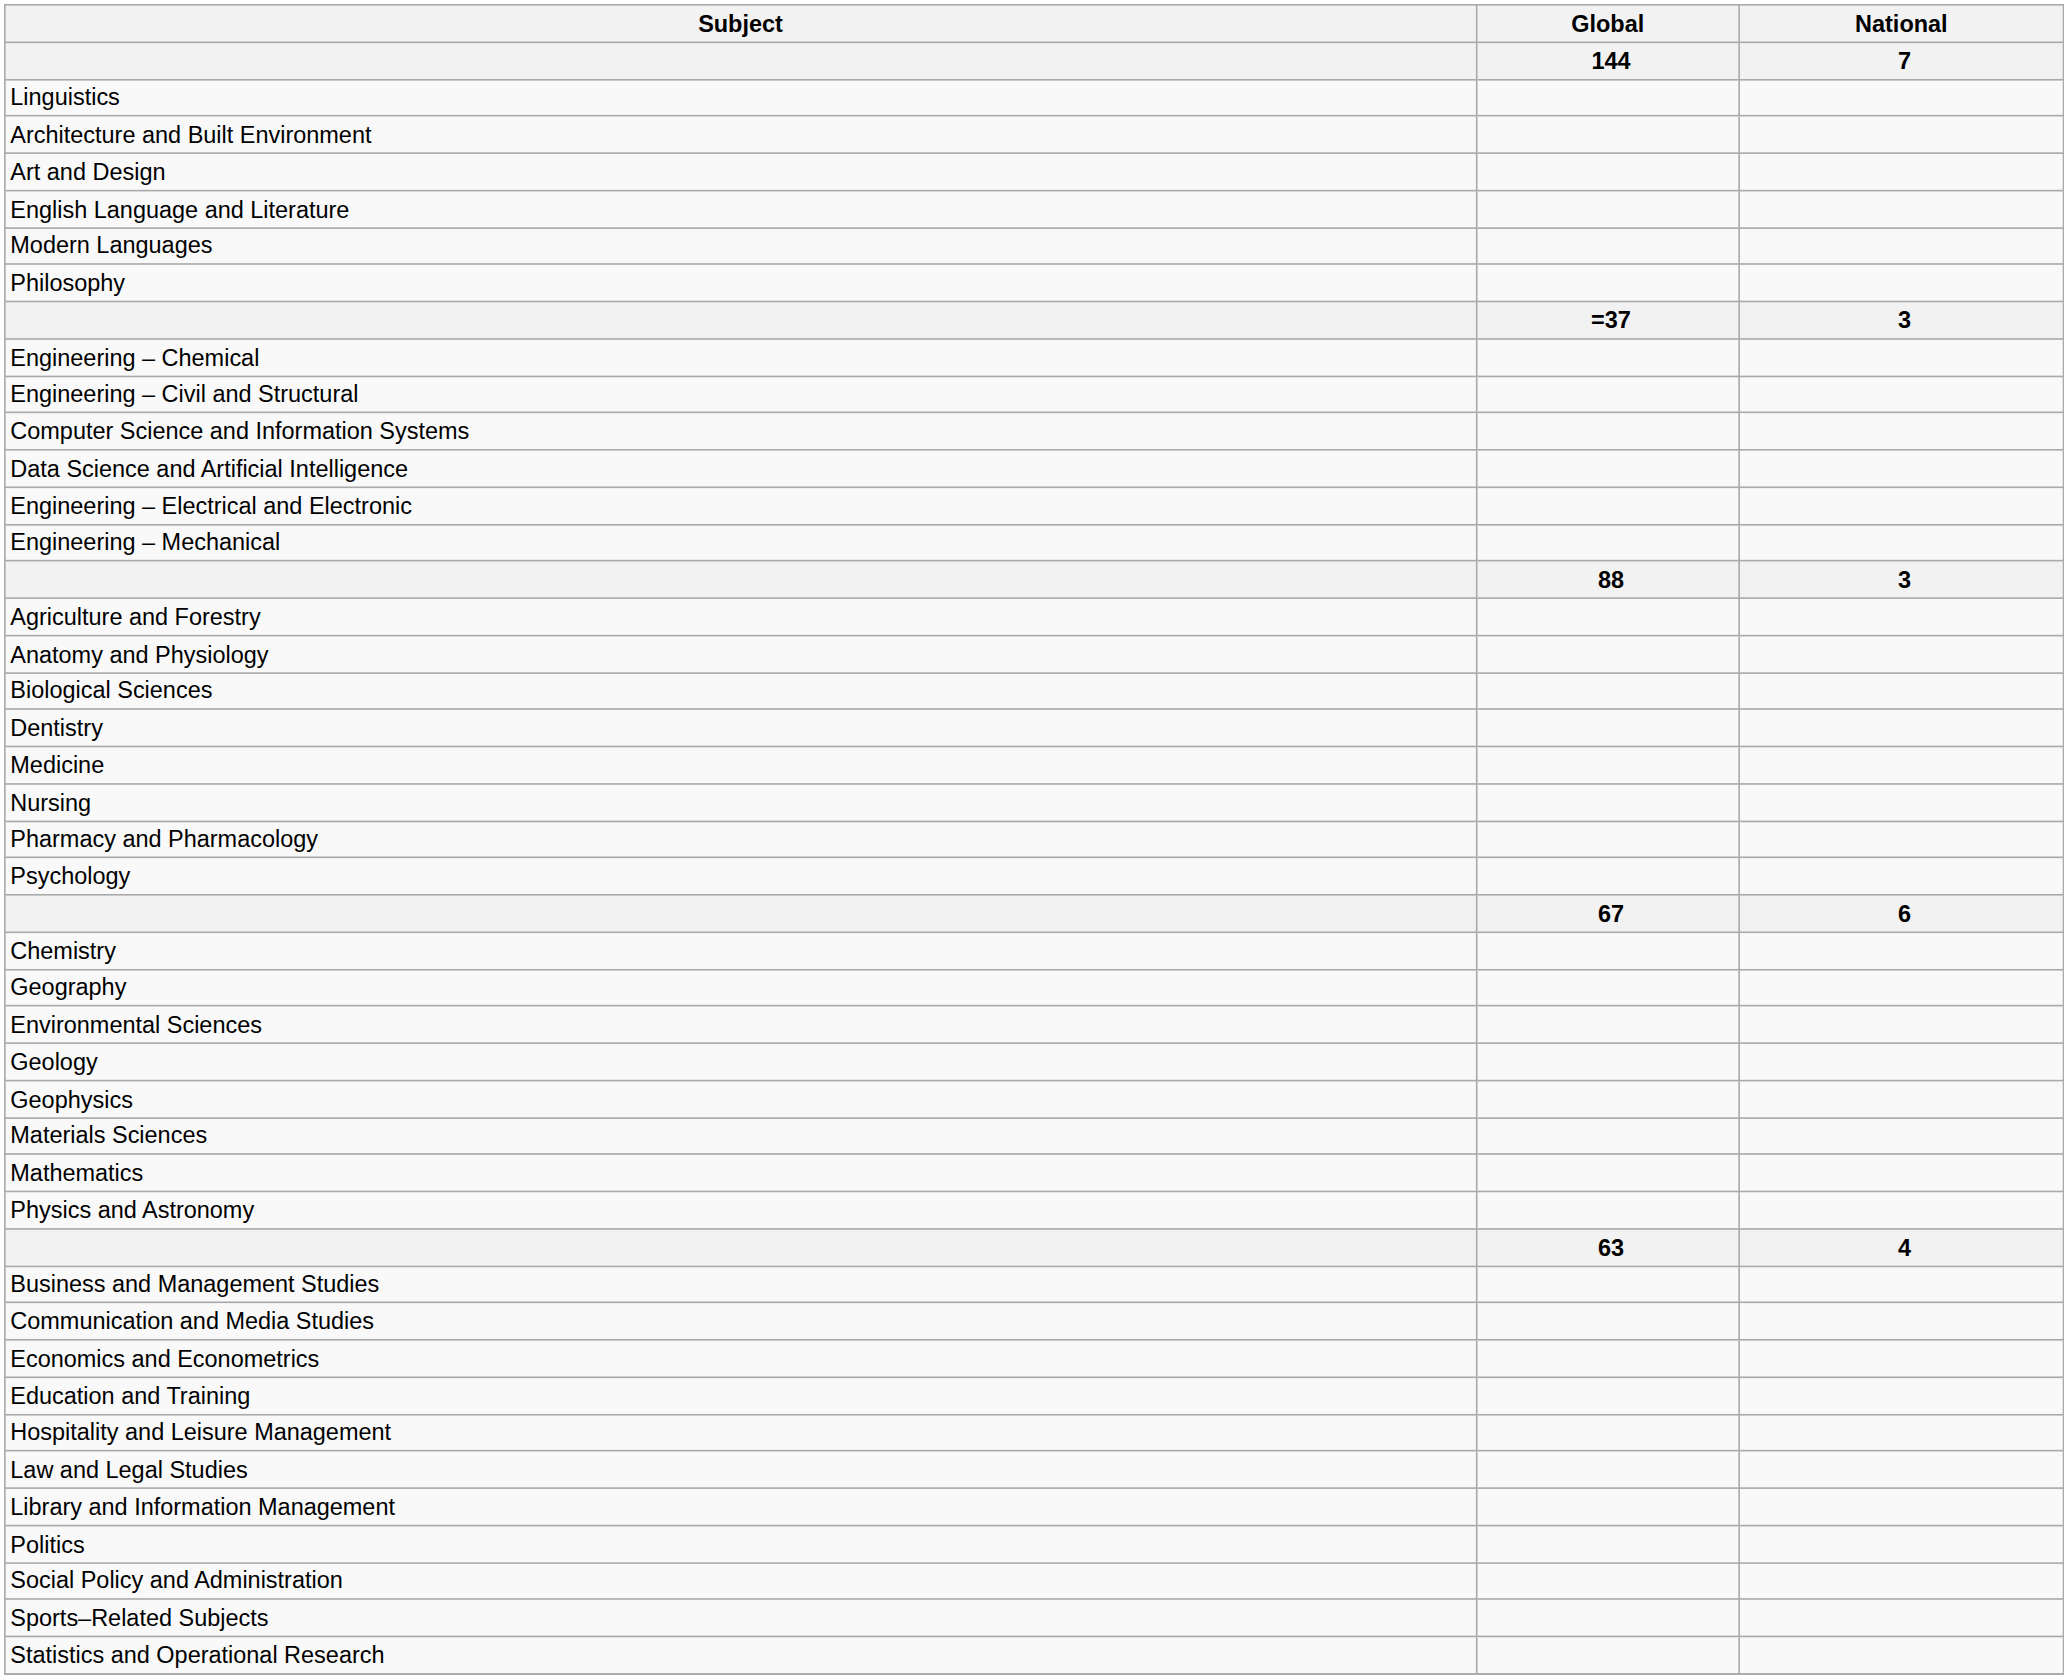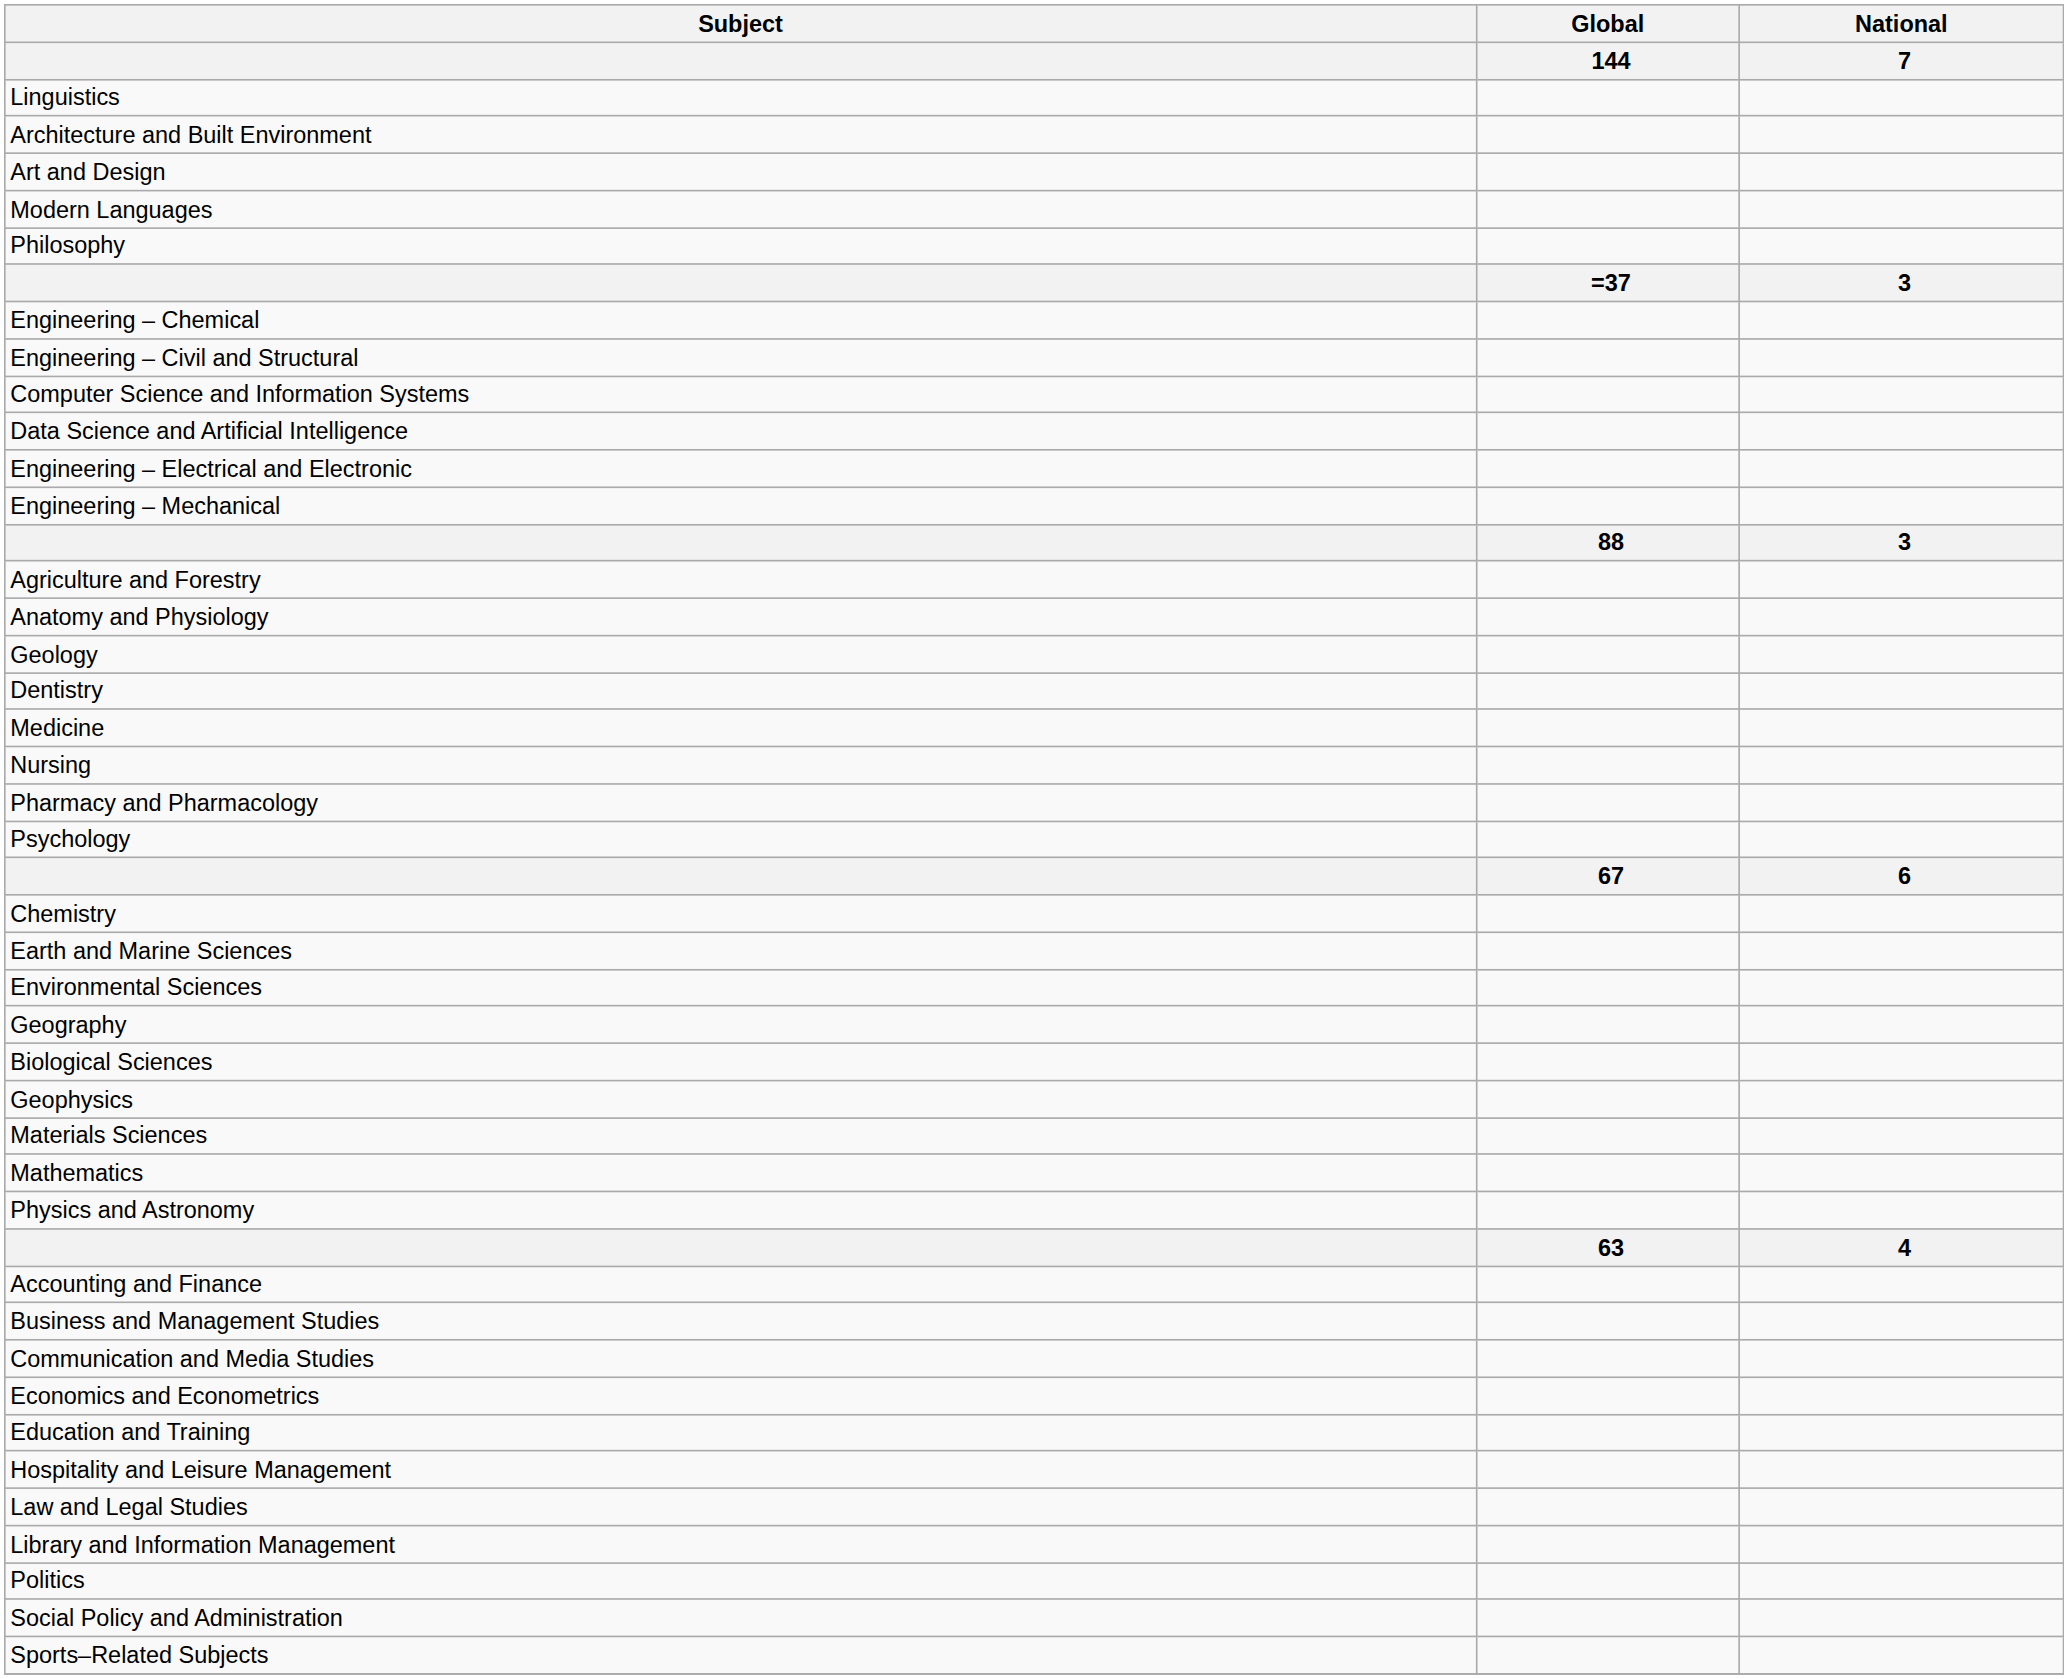- row: (180, 209)
rows swapped: (111, 691) <-> (54, 1062)
+ row: (151, 951)
rows swapped: (136, 1025) <-> (68, 988)
+ row: (136, 1285)
- row: (197, 1655)
